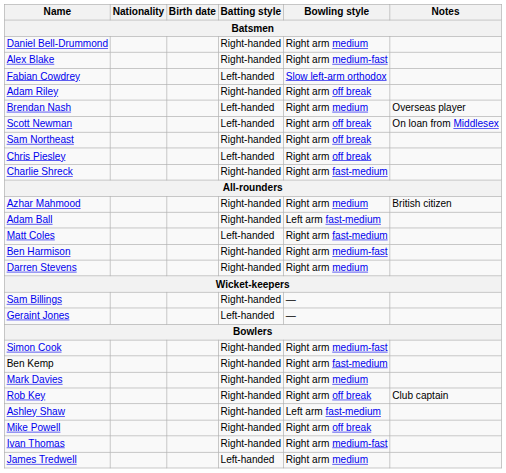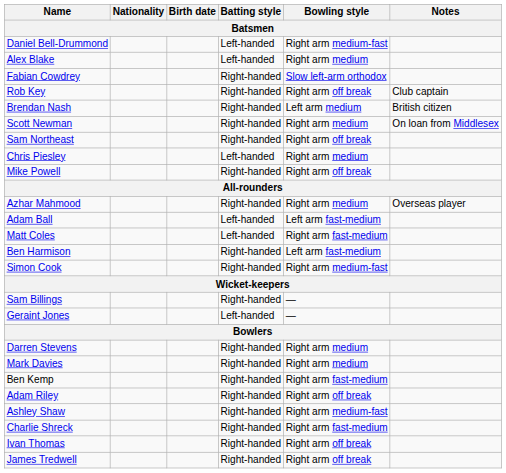(251, 44) Right-handed -> (247, 44) Left-handed
(327, 44) Right arm medium -> (337, 44) Right arm medium-fast
(251, 60) Right-handed -> (247, 60) Left-handed
(337, 60) Right arm medium-fast -> (327, 60) Right arm medium
(247, 76) Left-handed -> (251, 76) Right-handed
rows swapped: (26, 396) <-> (32, 92)
(247, 108) Left-handed -> (251, 108) Right-handed
(327, 108) Right arm medium -> (324, 108) Left arm medium
(429, 108) Overseas player -> (422, 108) British citizen
(247, 124) Left-handed -> (251, 124) Right-handed
(328, 124) Right arm off break -> (327, 124) Right arm medium
(328, 156) Right arm off break -> (327, 156) Right arm medium
rows swapped: (34, 428) <-> (40, 172)
(422, 204) British citizen -> (429, 204) Overseas player
(251, 220) Right-handed -> (247, 220) Left-handed
(337, 252) Right arm medium-fast -> (333, 252) Left arm fast-medium
rows swapped: (42, 268) <-> (34, 348)
rows swapped: (35, 380) <-> (30, 364)
(333, 412) Left arm fast-medium -> (337, 412) Right arm medium-fast
(337, 444) Right arm medium-fast -> (328, 444) Right arm off break
(247, 460) Left-handed -> (251, 460) Right-handed
(327, 460) Right arm medium -> (328, 460) Right arm off break
